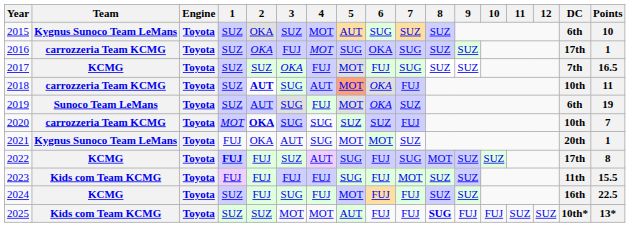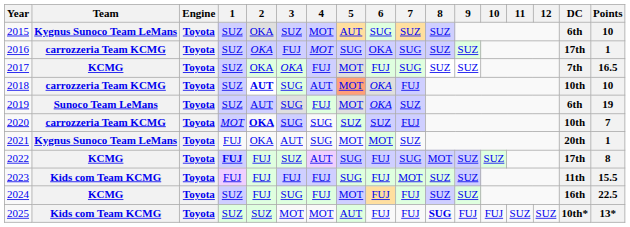(262, 67) SUZ -> (262, 67) OKA
(608, 85) 11 -> (608, 85) 10
